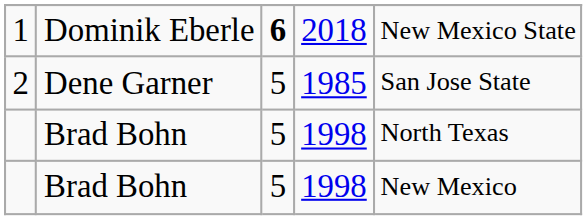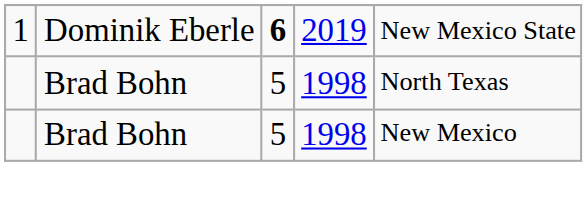(334, 30) 2018 -> (334, 30) 2019
- row: (21, 82)
